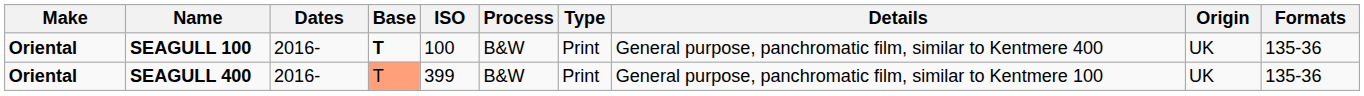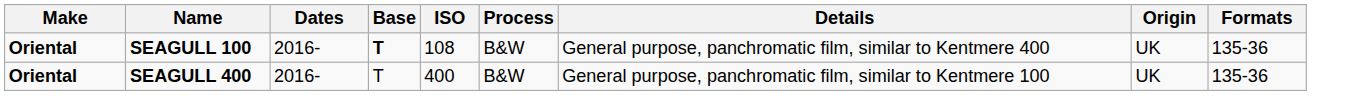- column: (585, 18)
(439, 47) 100 -> (439, 47) 108
(378, 76) lightsalmon background -> (378, 76) no background
(439, 76) 399 -> (439, 76) 400
